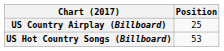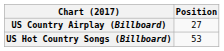(196, 25) 25 -> (196, 25) 27
